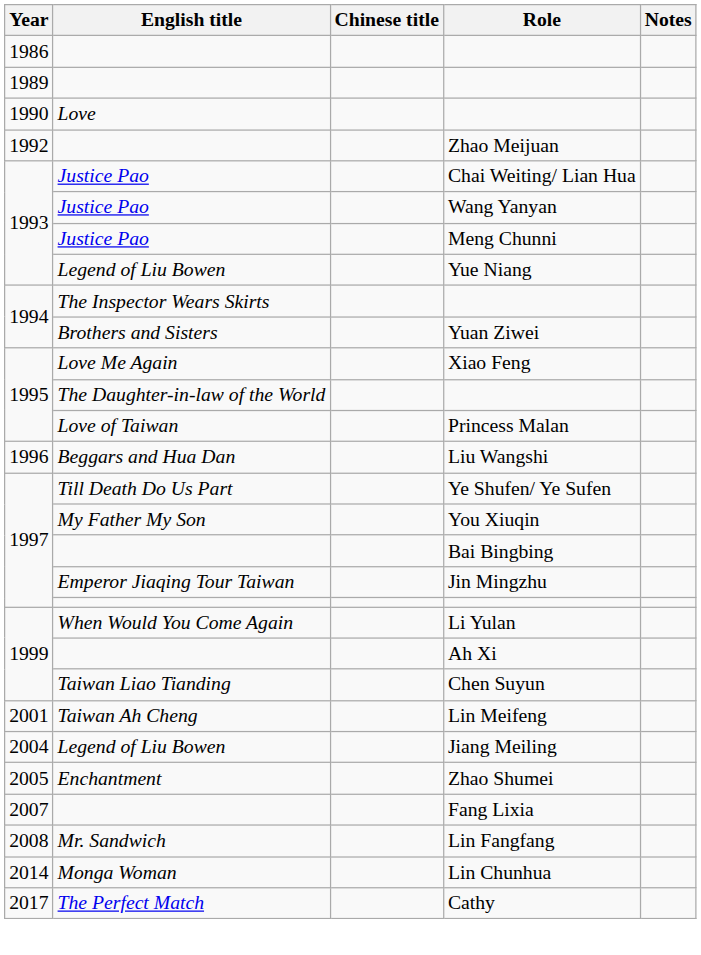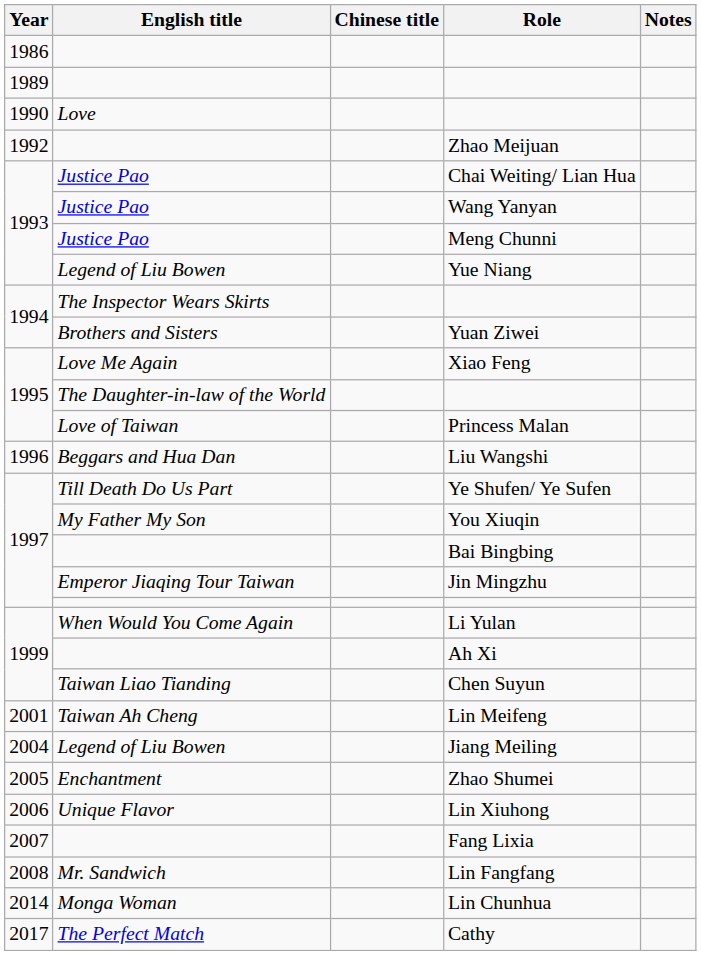+ row: (29, 809)
